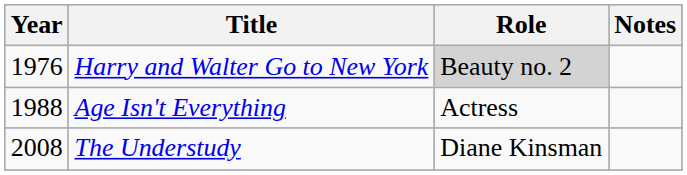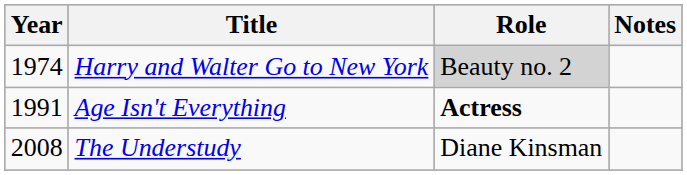(37, 66) 1976 -> (37, 66) 1974
(37, 107) 1988 -> (37, 107) 1991
(479, 107) normal -> (481, 107) bold
